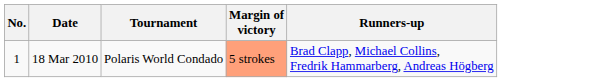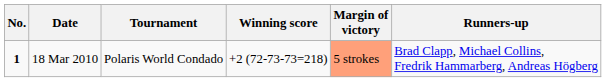+ column: (278, 22)
(17, 58) normal -> (17, 58) bold
